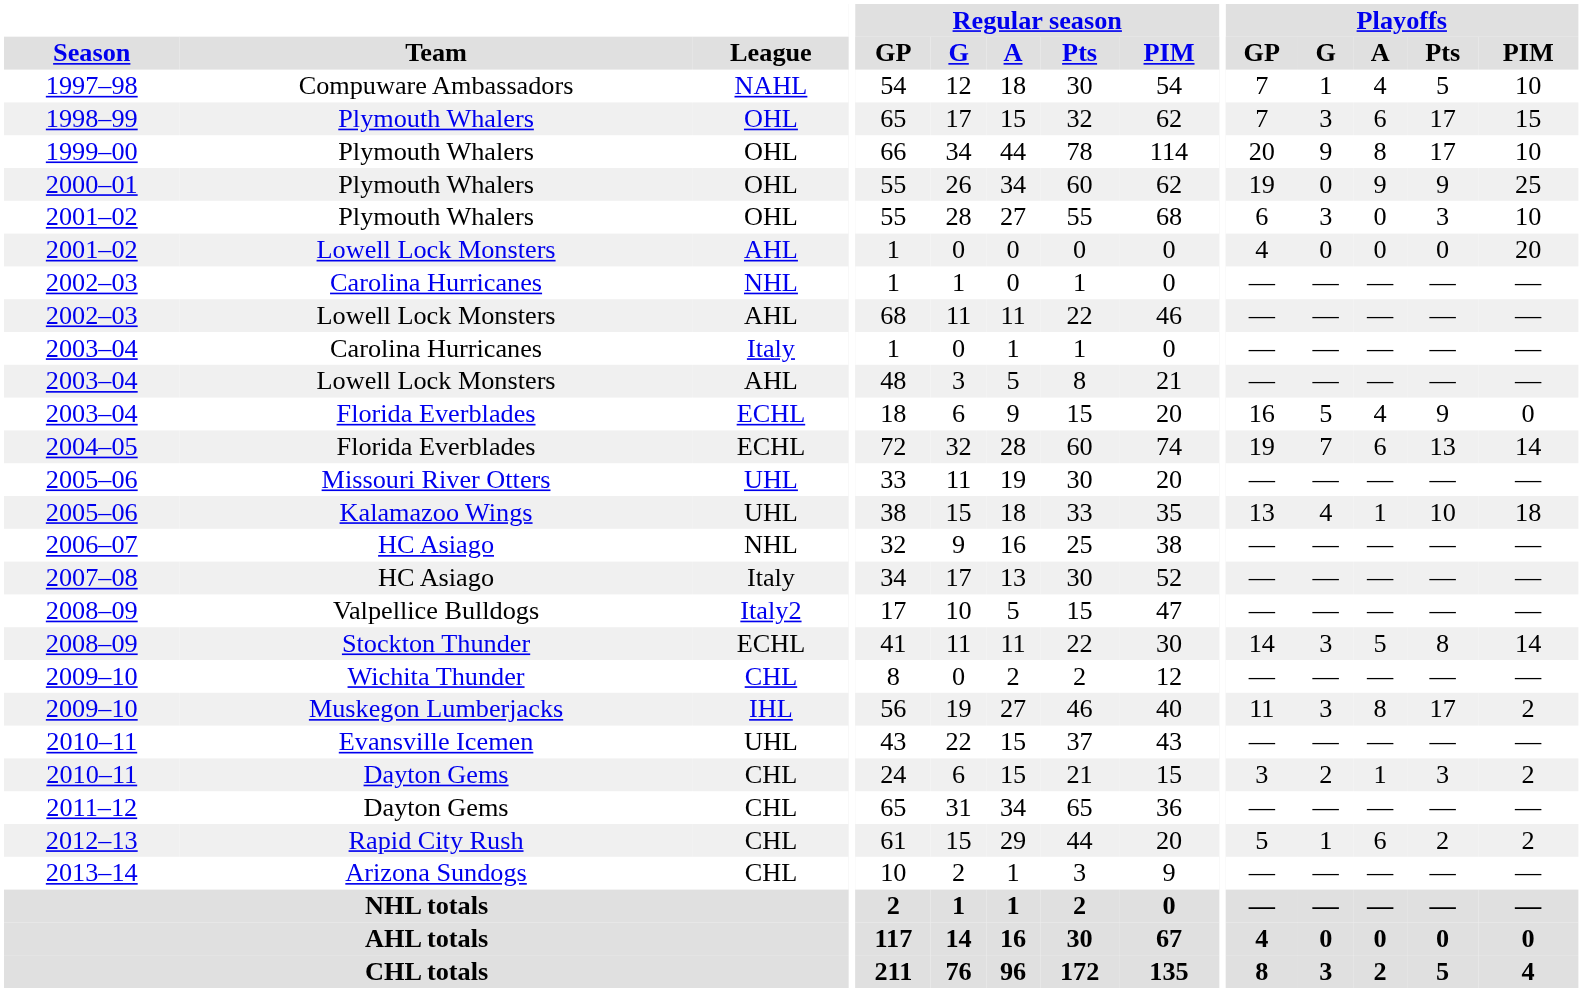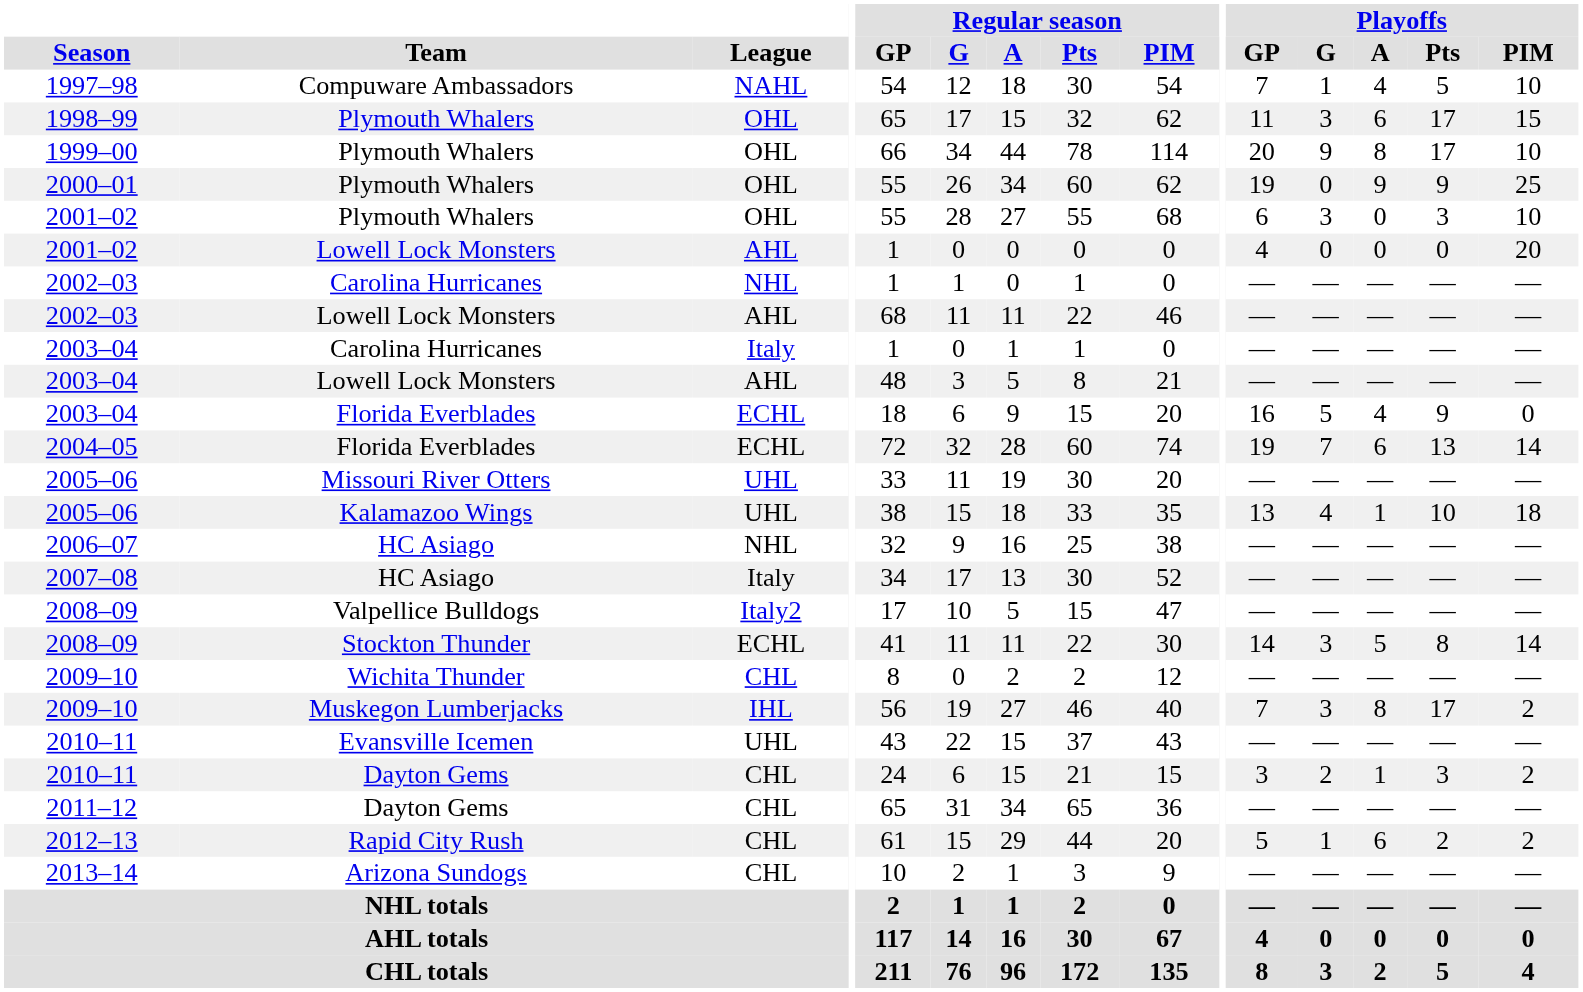(1262, 118) 7 -> (1262, 118) 11
(1262, 708) 11 -> (1262, 708) 7
